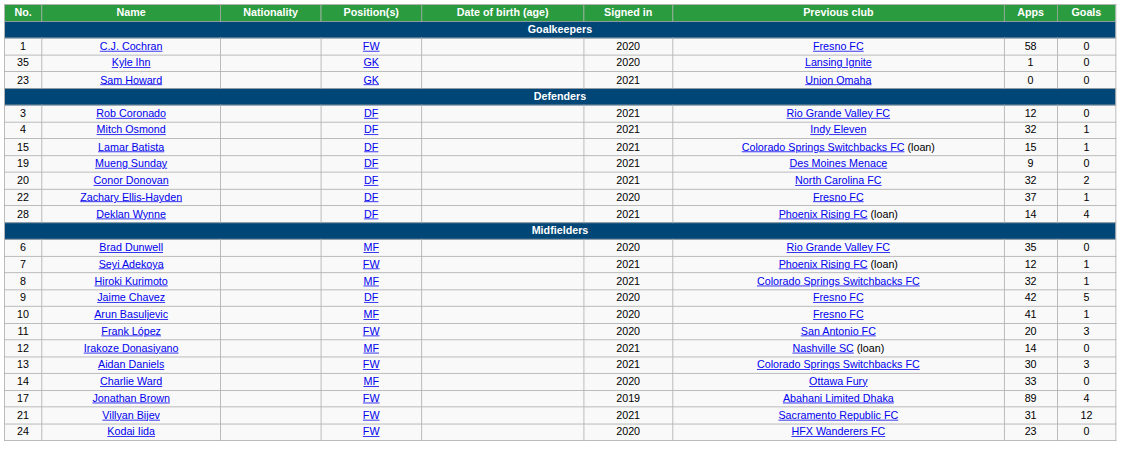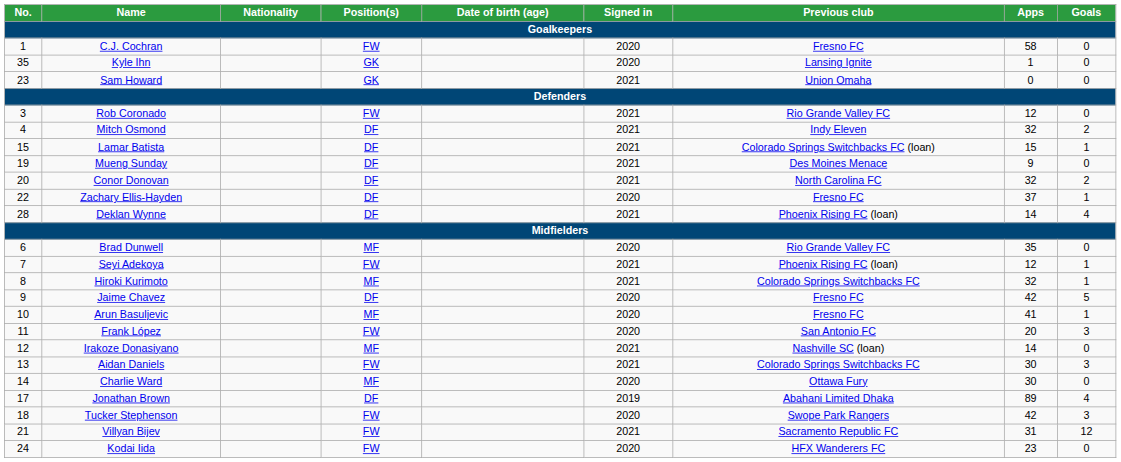(371, 113) DF -> (371, 113) FW
(1086, 130) 1 -> (1086, 130) 2
(1031, 381) 33 -> (1031, 381) 30
(371, 398) FW -> (371, 398) DF
+ row: (131, 415)
